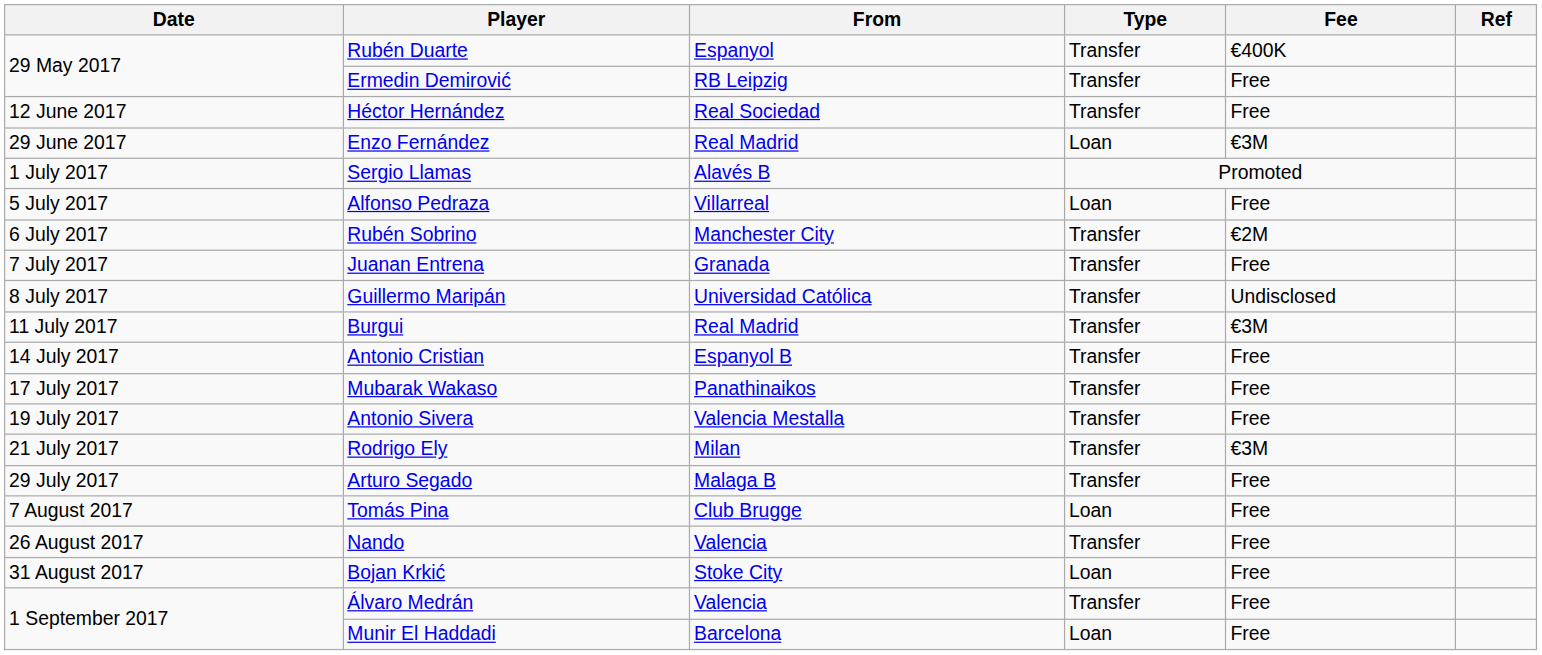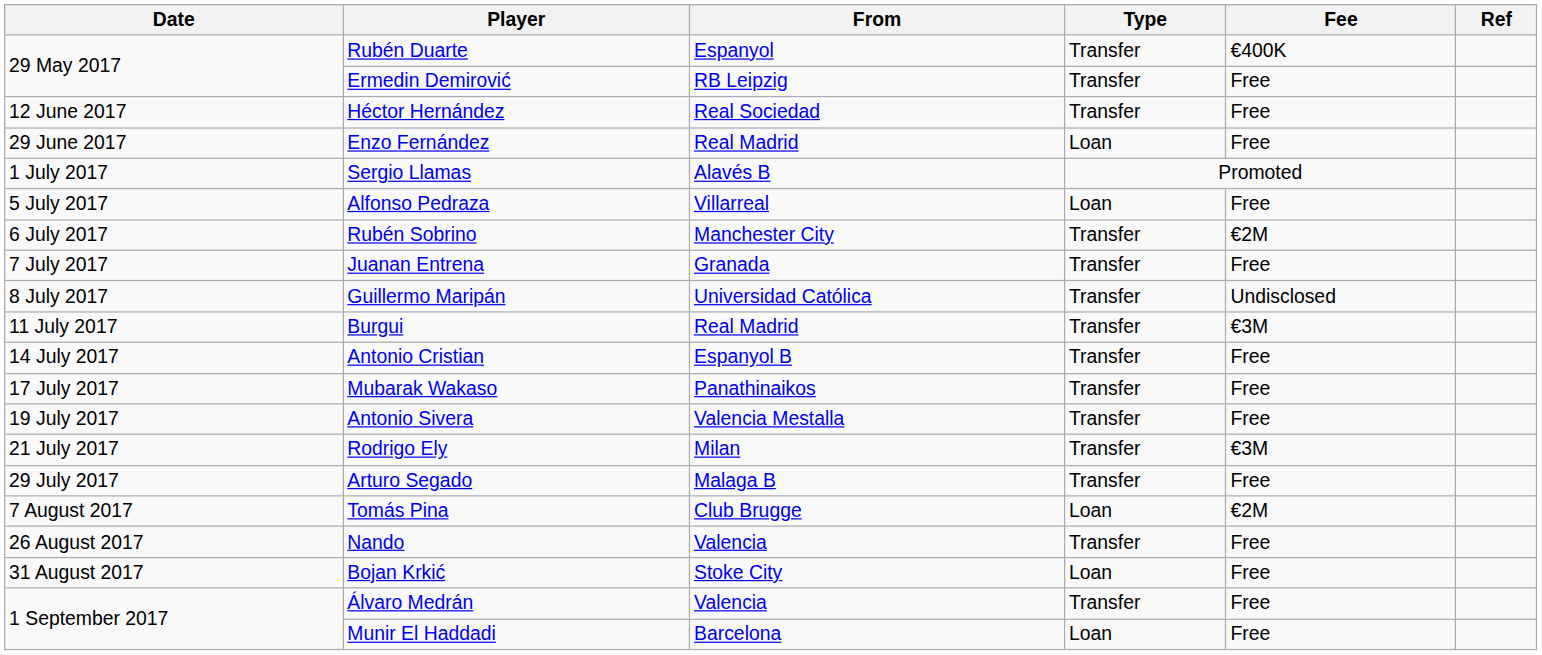(1249, 142) €3M -> (1250, 142) Free
(1250, 511) Free -> (1249, 511) €2M
